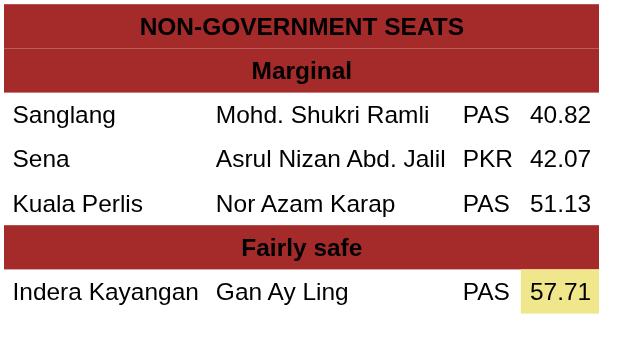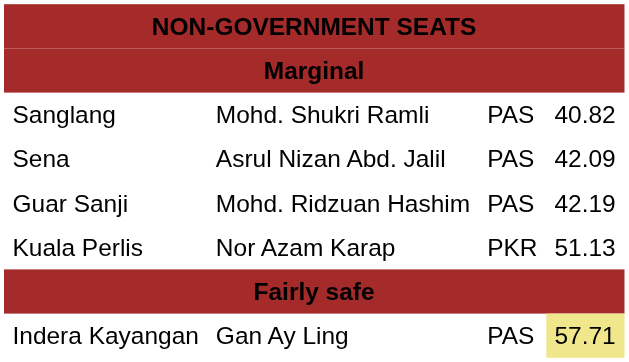(488, 158) PKR -> (511, 158) PAS
(561, 158) 42.07 -> (585, 158) 42.09
+ row: (70, 203)
(486, 203) PAS -> (512, 247) PKR
